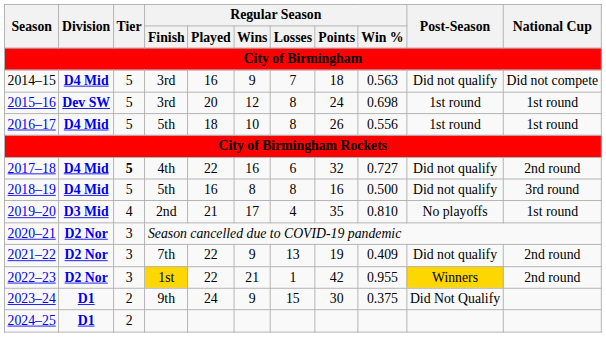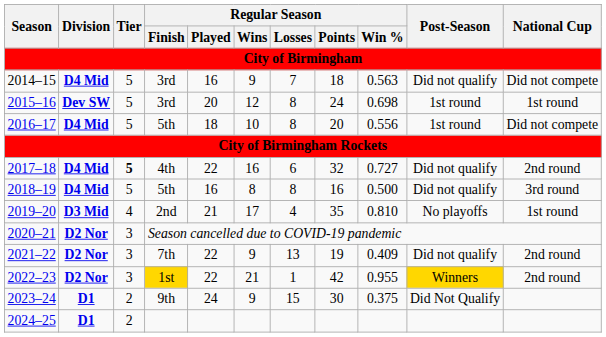(337, 124) 26 -> (337, 124) 20
(552, 124) 1st round -> (552, 124) Did not compete
